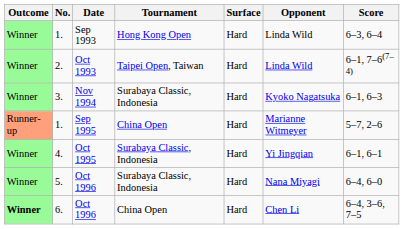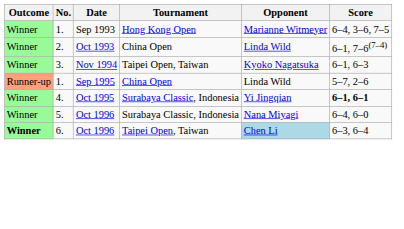- column: (244, 12)
(289, 35) Linda Wild -> (285, 29) Marianne Witmeyer
(364, 35) 6–3, 6–4 -> (361, 29) 6–4, 3–6, 7–5
(160, 66) Taipei Open, Taiwan -> (147, 47) China Open
(154, 97) Surabaya Classic, Indonesia -> (165, 65) Taipei Open, Taiwan
(286, 125) Marianne Witmeyer -> (267, 81) Linda Wild
(364, 153) normal -> (350, 98) bold
(142, 209) China Open -> (165, 131) Taipei Open, Taiwan
(282, 209) no background -> (261, 131) lightblue background
(365, 209) 6–4, 3–6, 7–5 -> (350, 131) 6–3, 6–4
